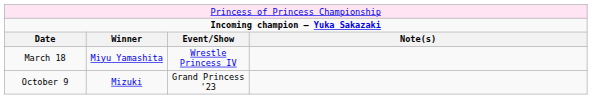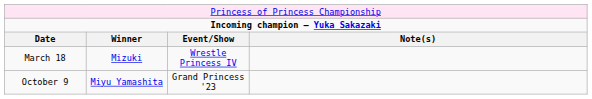(127, 58) Miyu Yamashita -> (127, 58) Mizuki
(127, 82) Mizuki -> (127, 82) Miyu Yamashita
